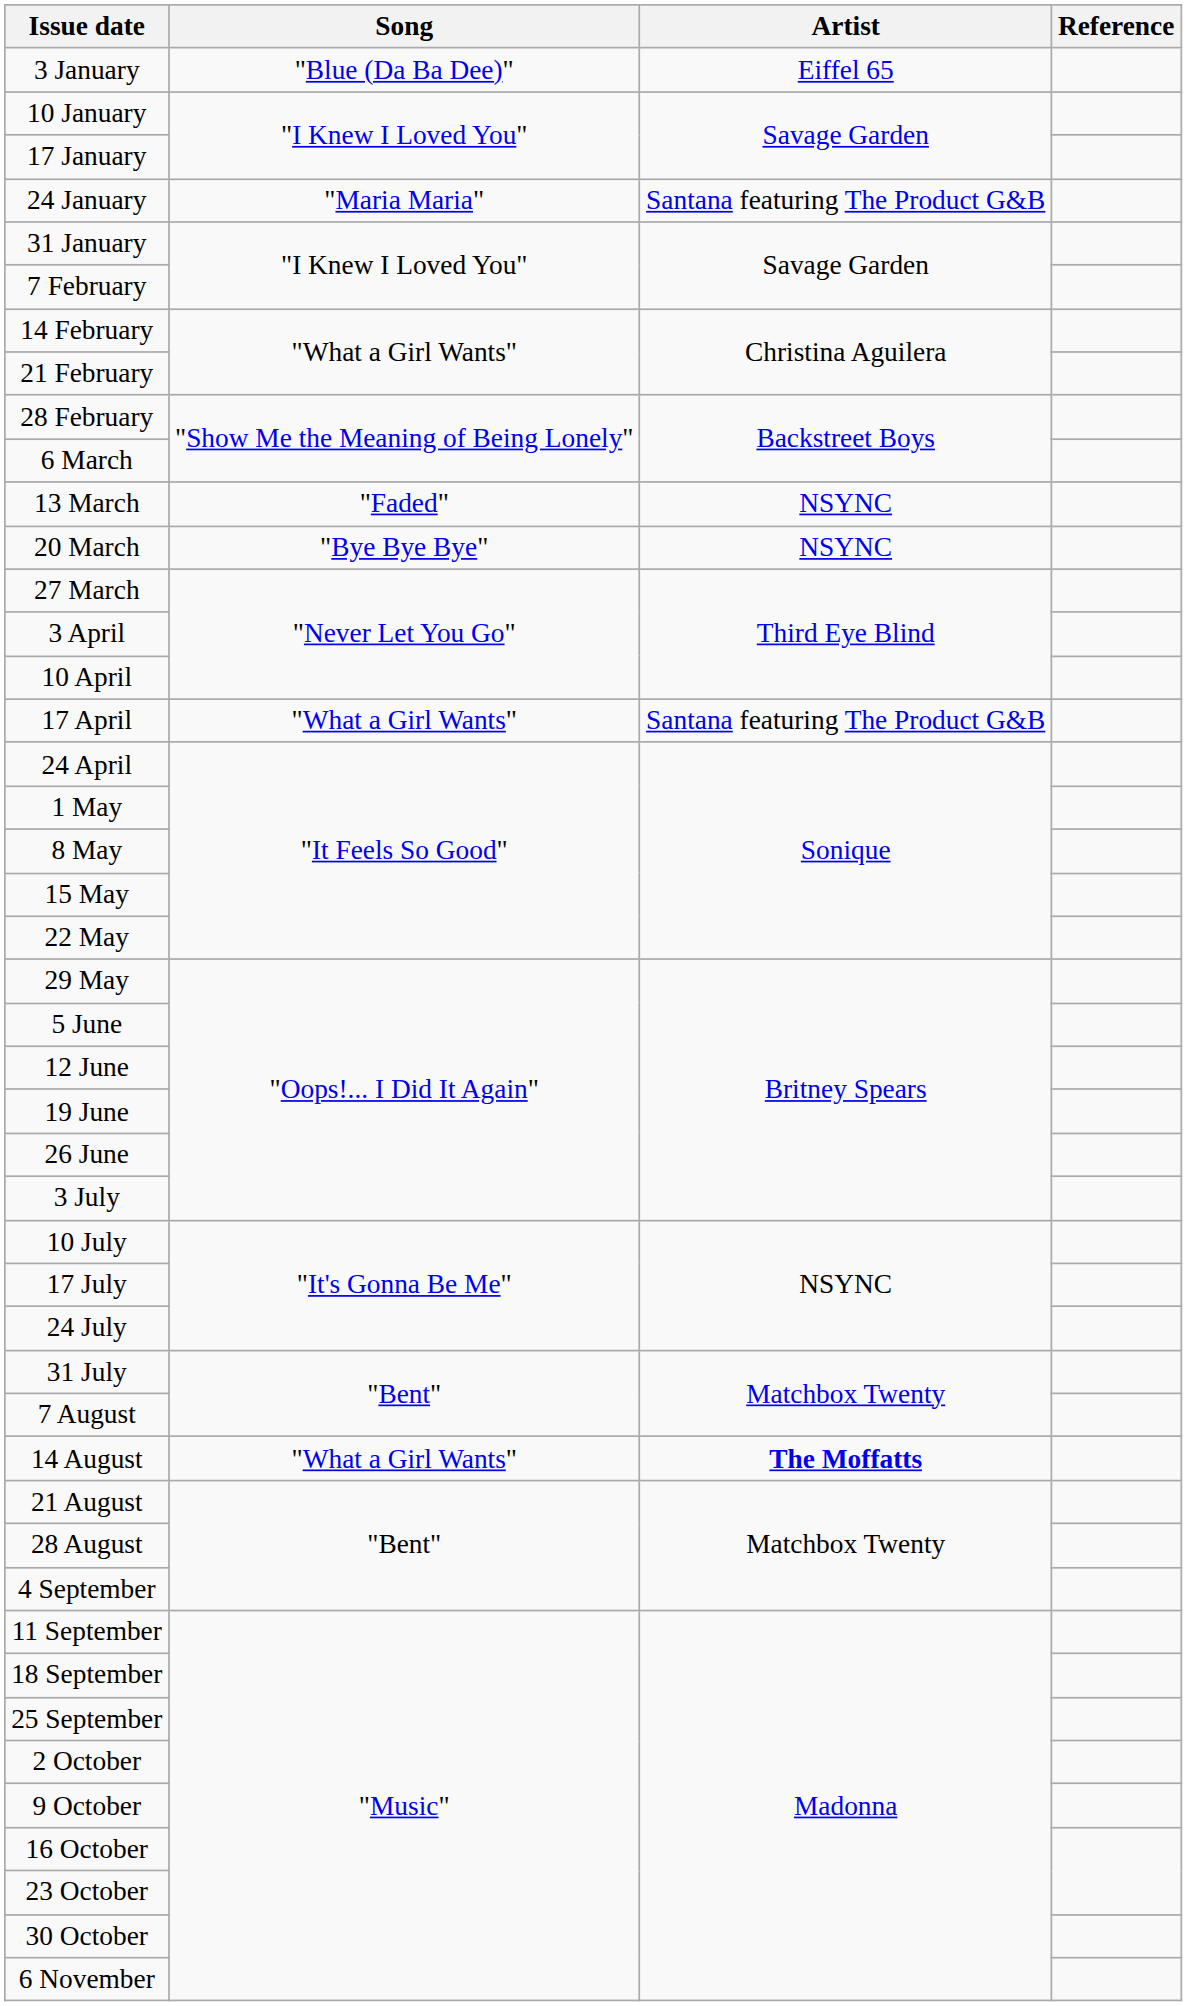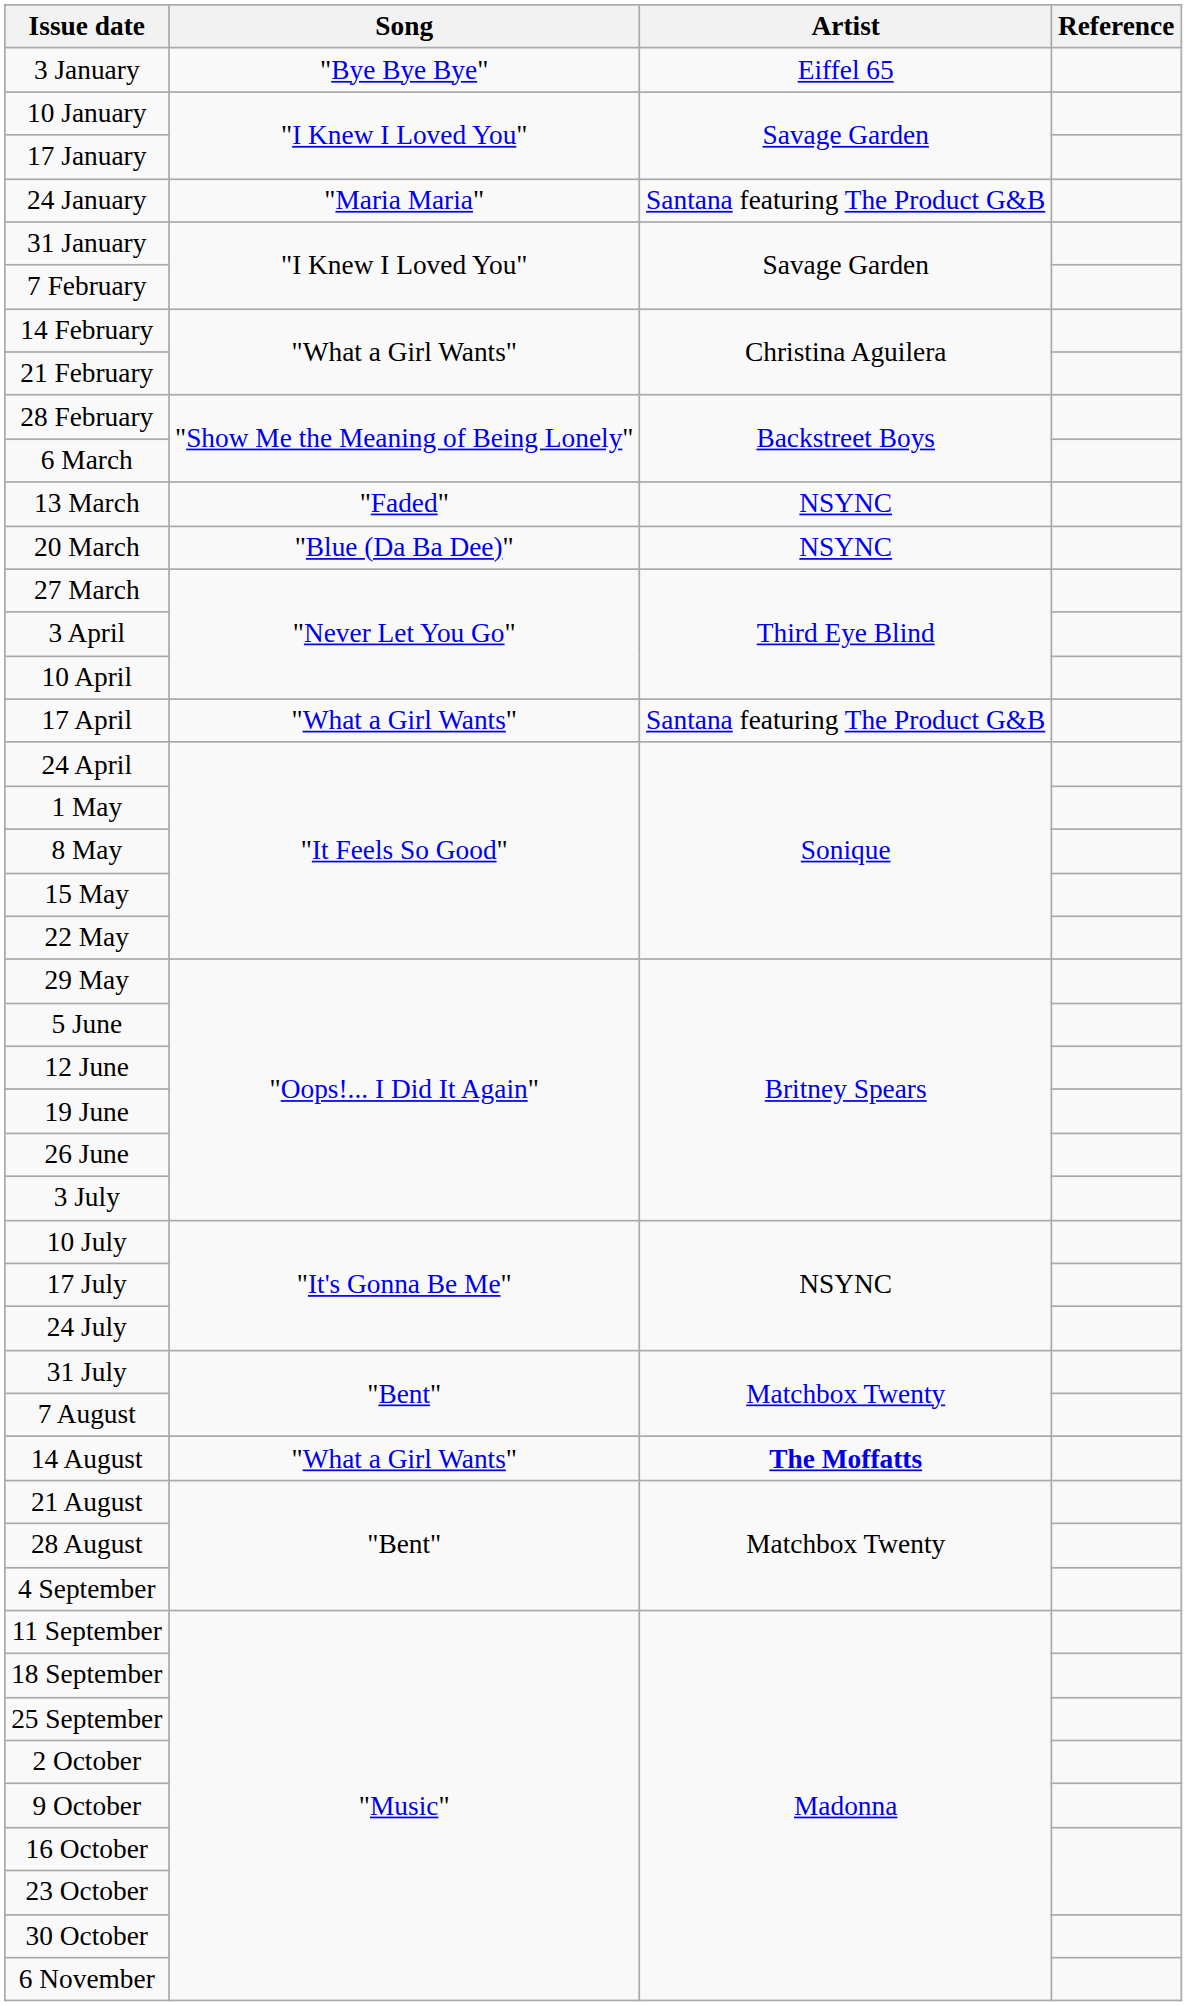(404, 69) "Blue (Da Ba Dee)" -> (404, 69) "Bye Bye Bye"
(404, 546) "Bye Bye Bye" -> (404, 546) "Blue (Da Ba Dee)"
